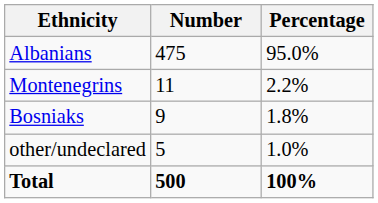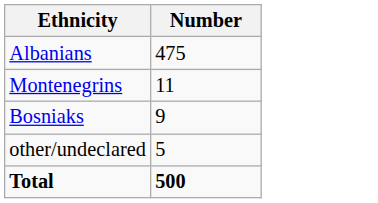- column: (317, 20)
